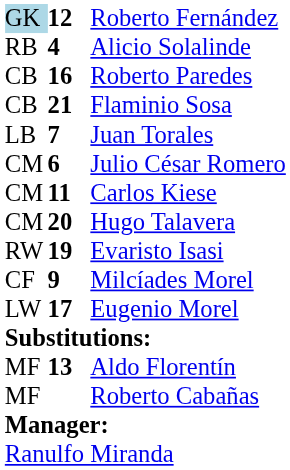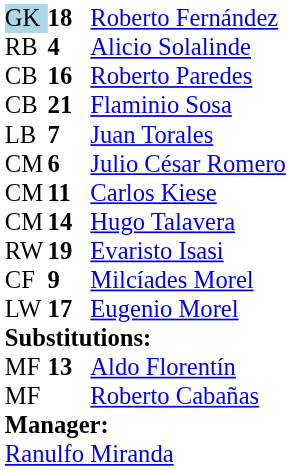(60, 18) 12 -> (60, 18) 18
(60, 221) 20 -> (60, 221) 14
